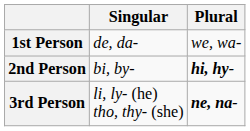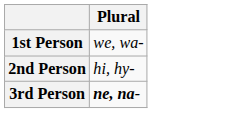- column: (138, 17)
(213, 68) bold -> (114, 68) normal
